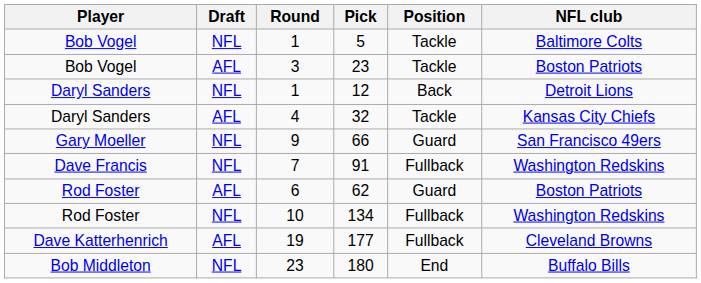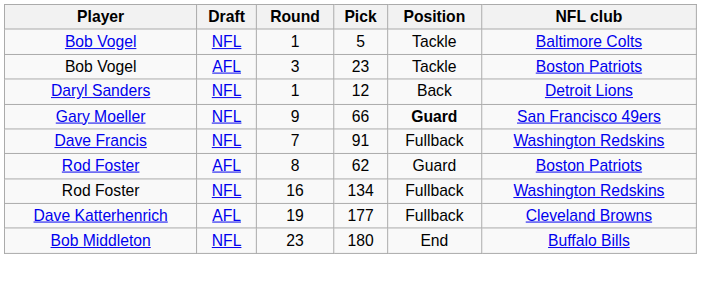- row: (361, 116)
(434, 141) normal -> (434, 116) bold
(295, 191) 6 -> (295, 166) 8
(295, 215) 10 -> (295, 191) 16
